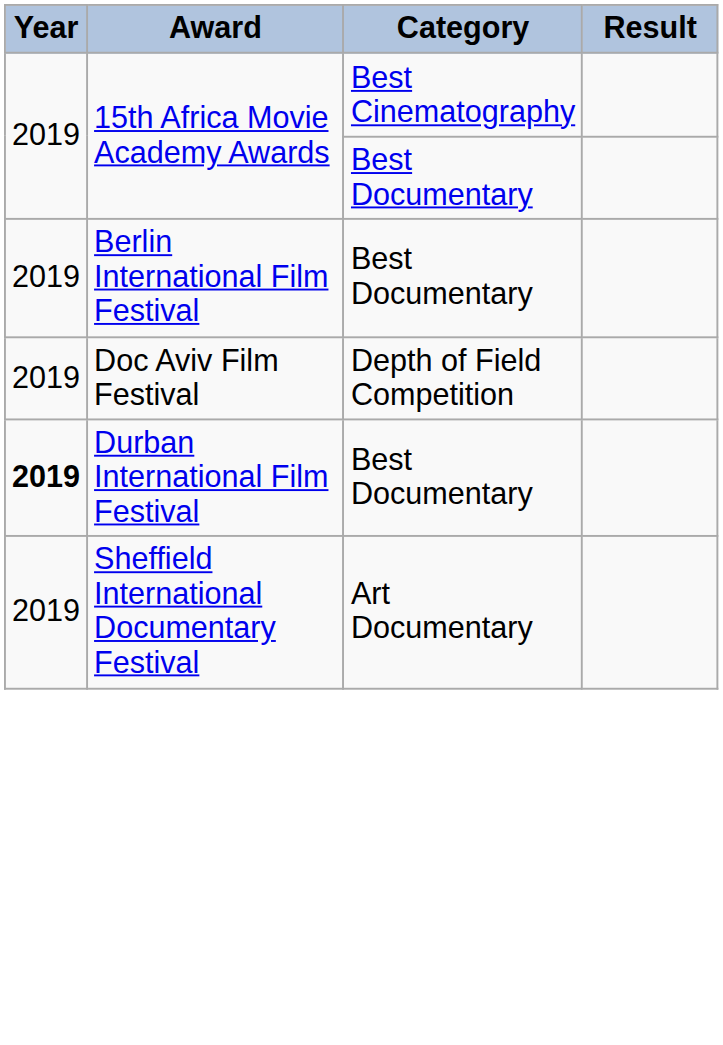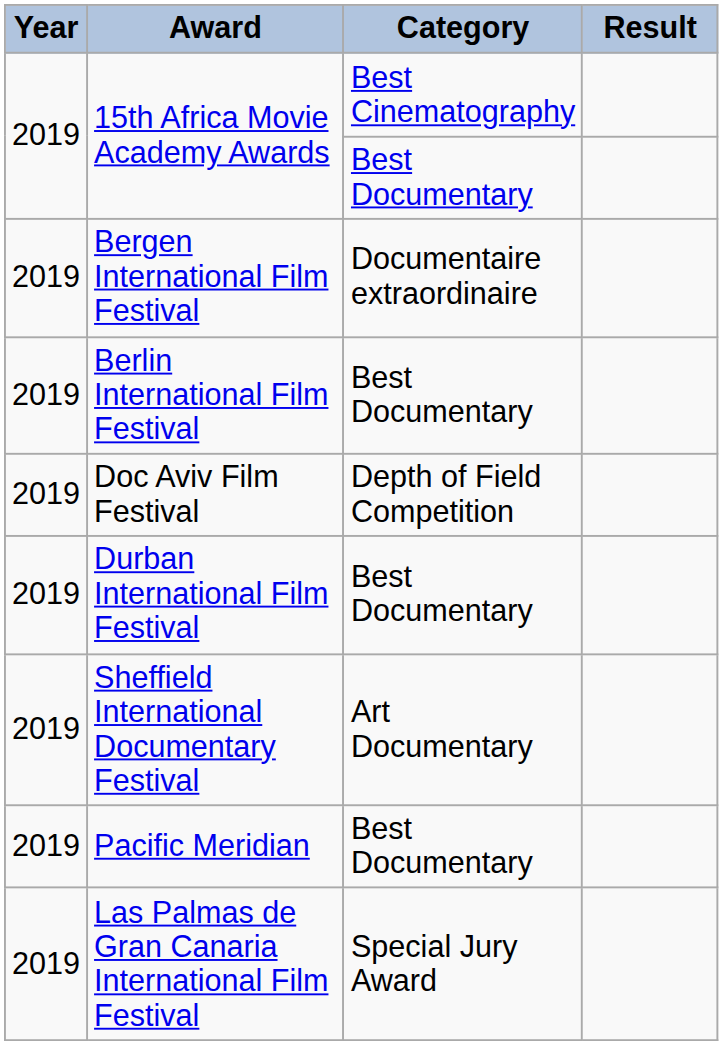+ row: (211, 277)
(46, 477) bold -> (46, 594) normal
+ row: (202, 846)
+ row: (211, 963)
